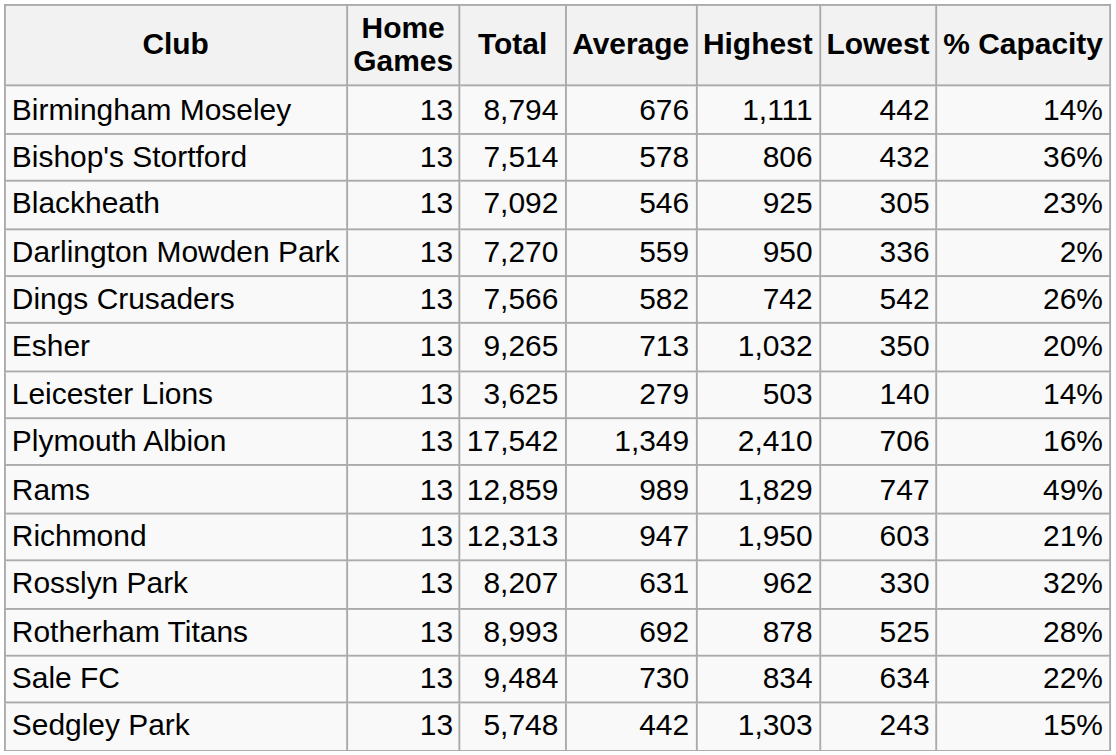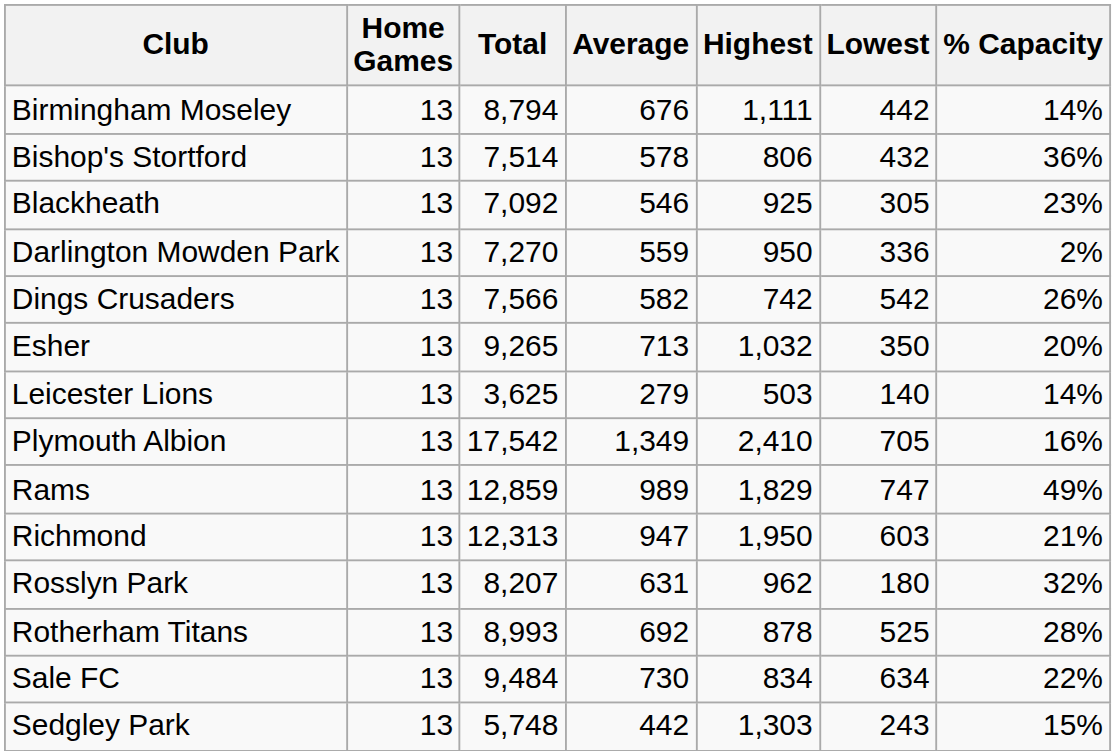(905, 441) 706 -> (905, 441) 705
(905, 583) 330 -> (905, 583) 180
